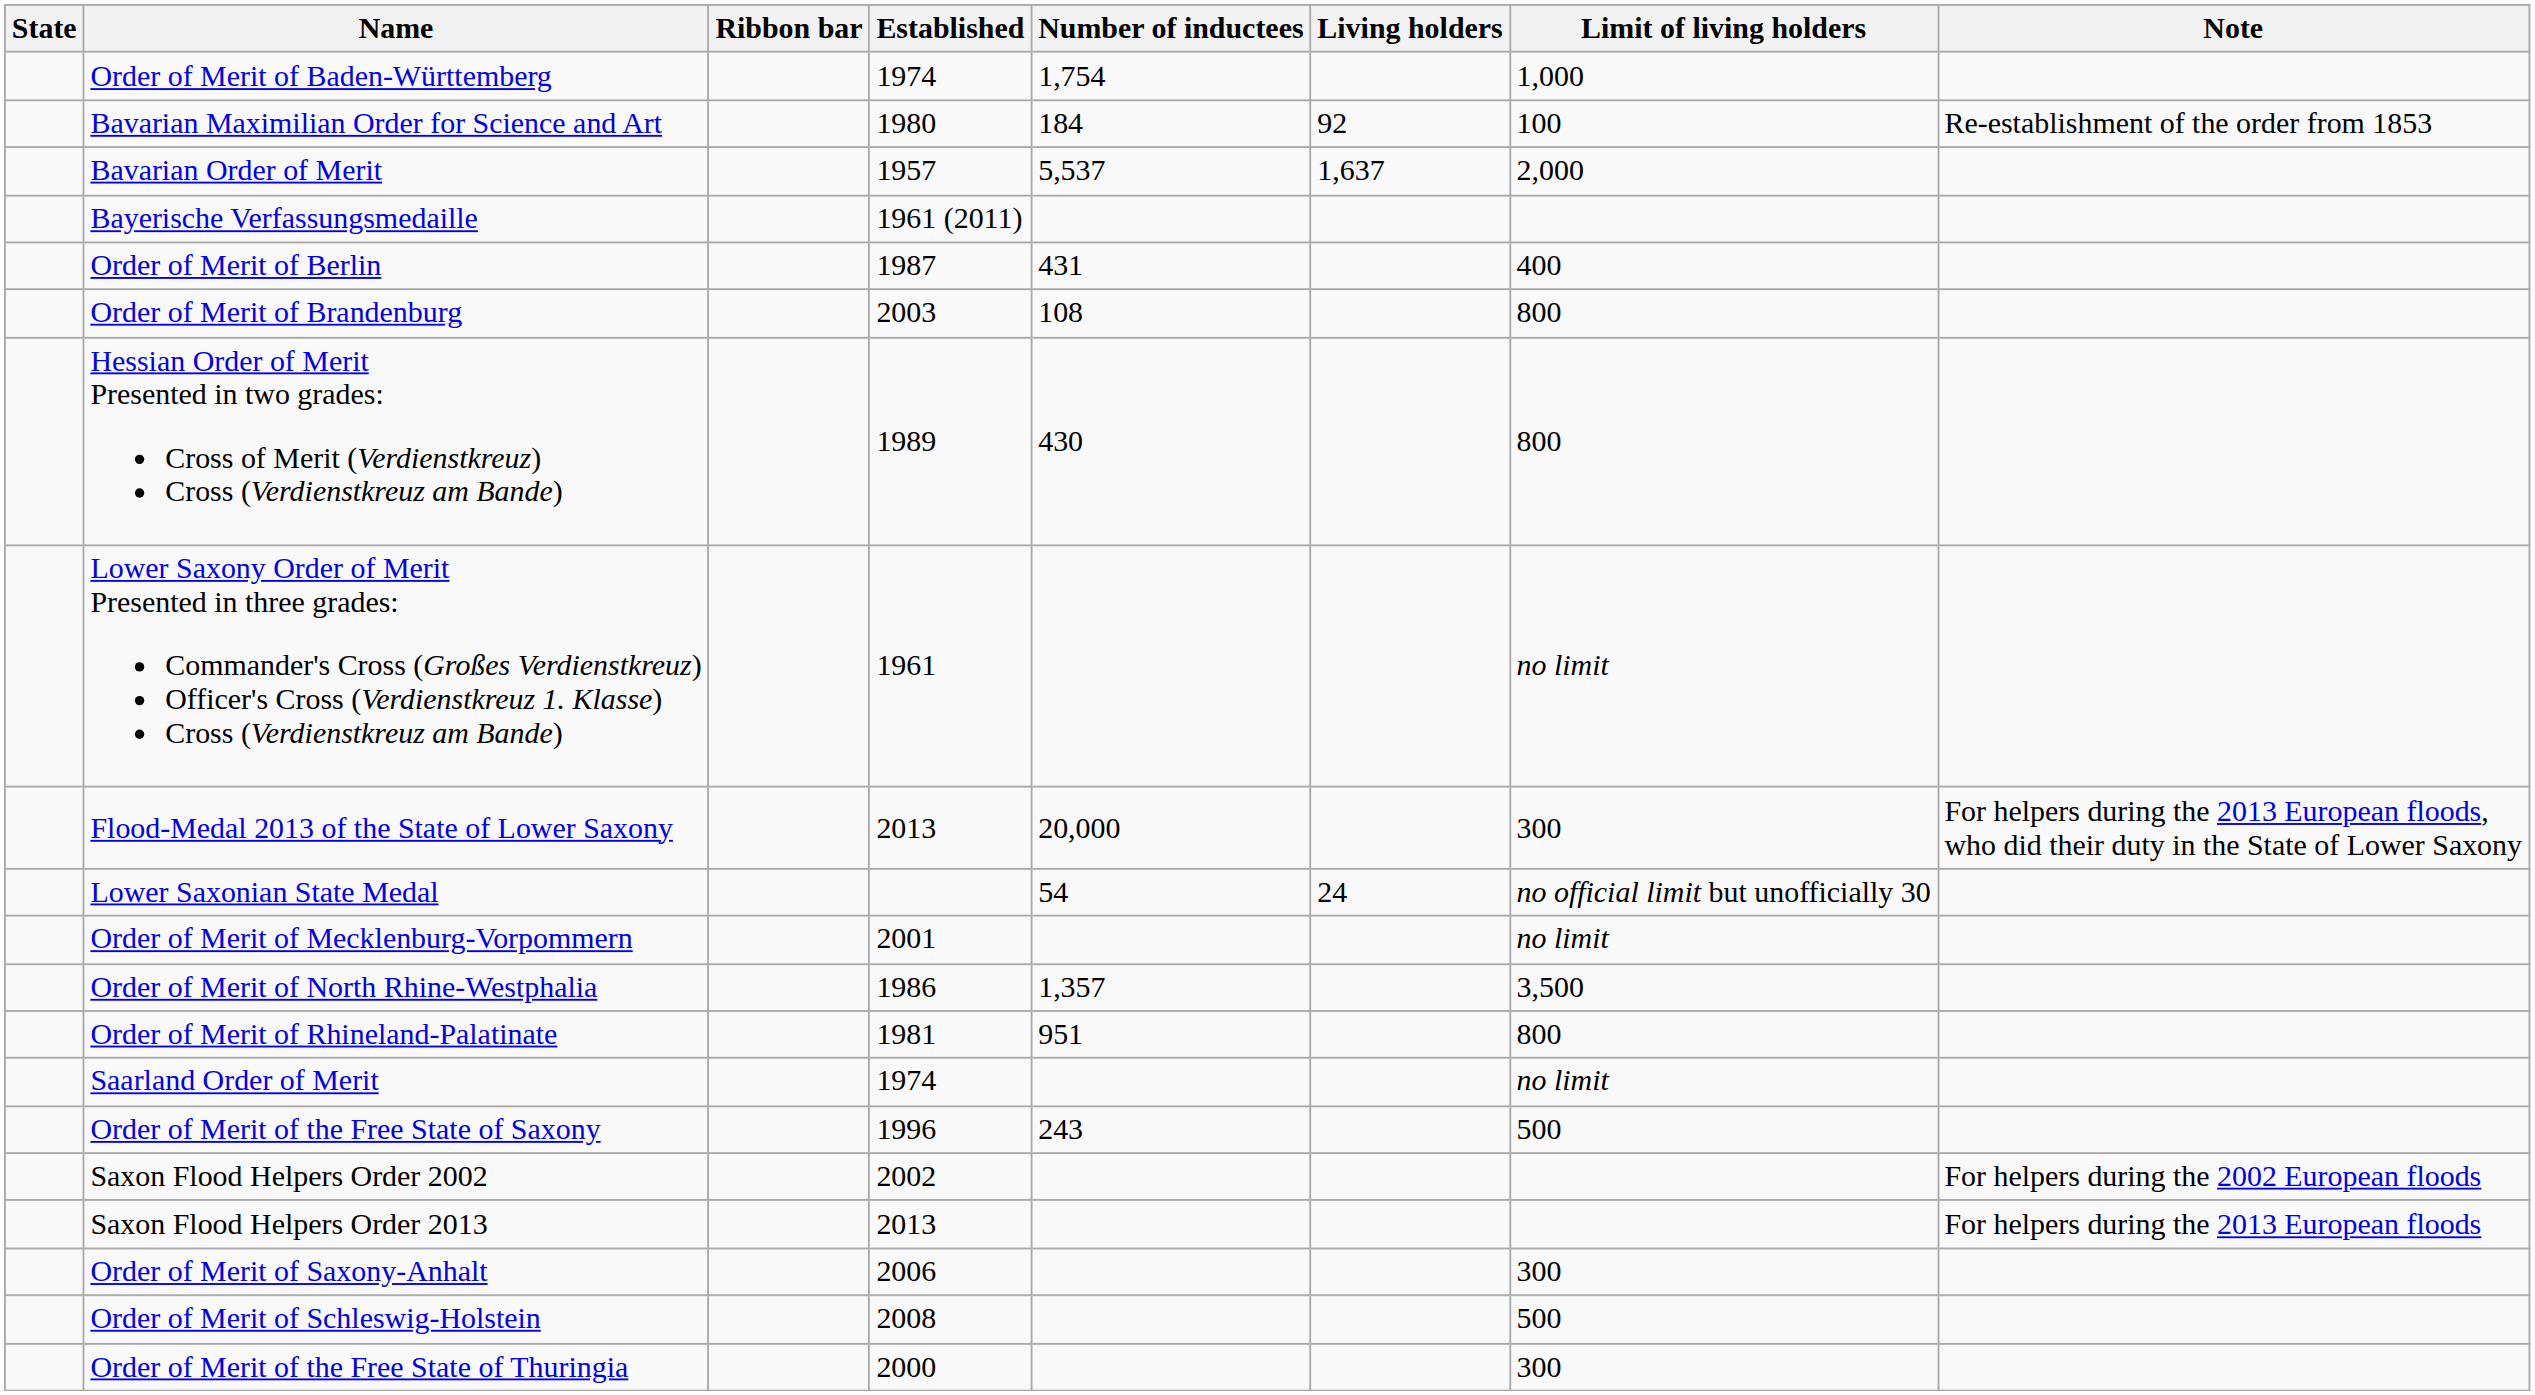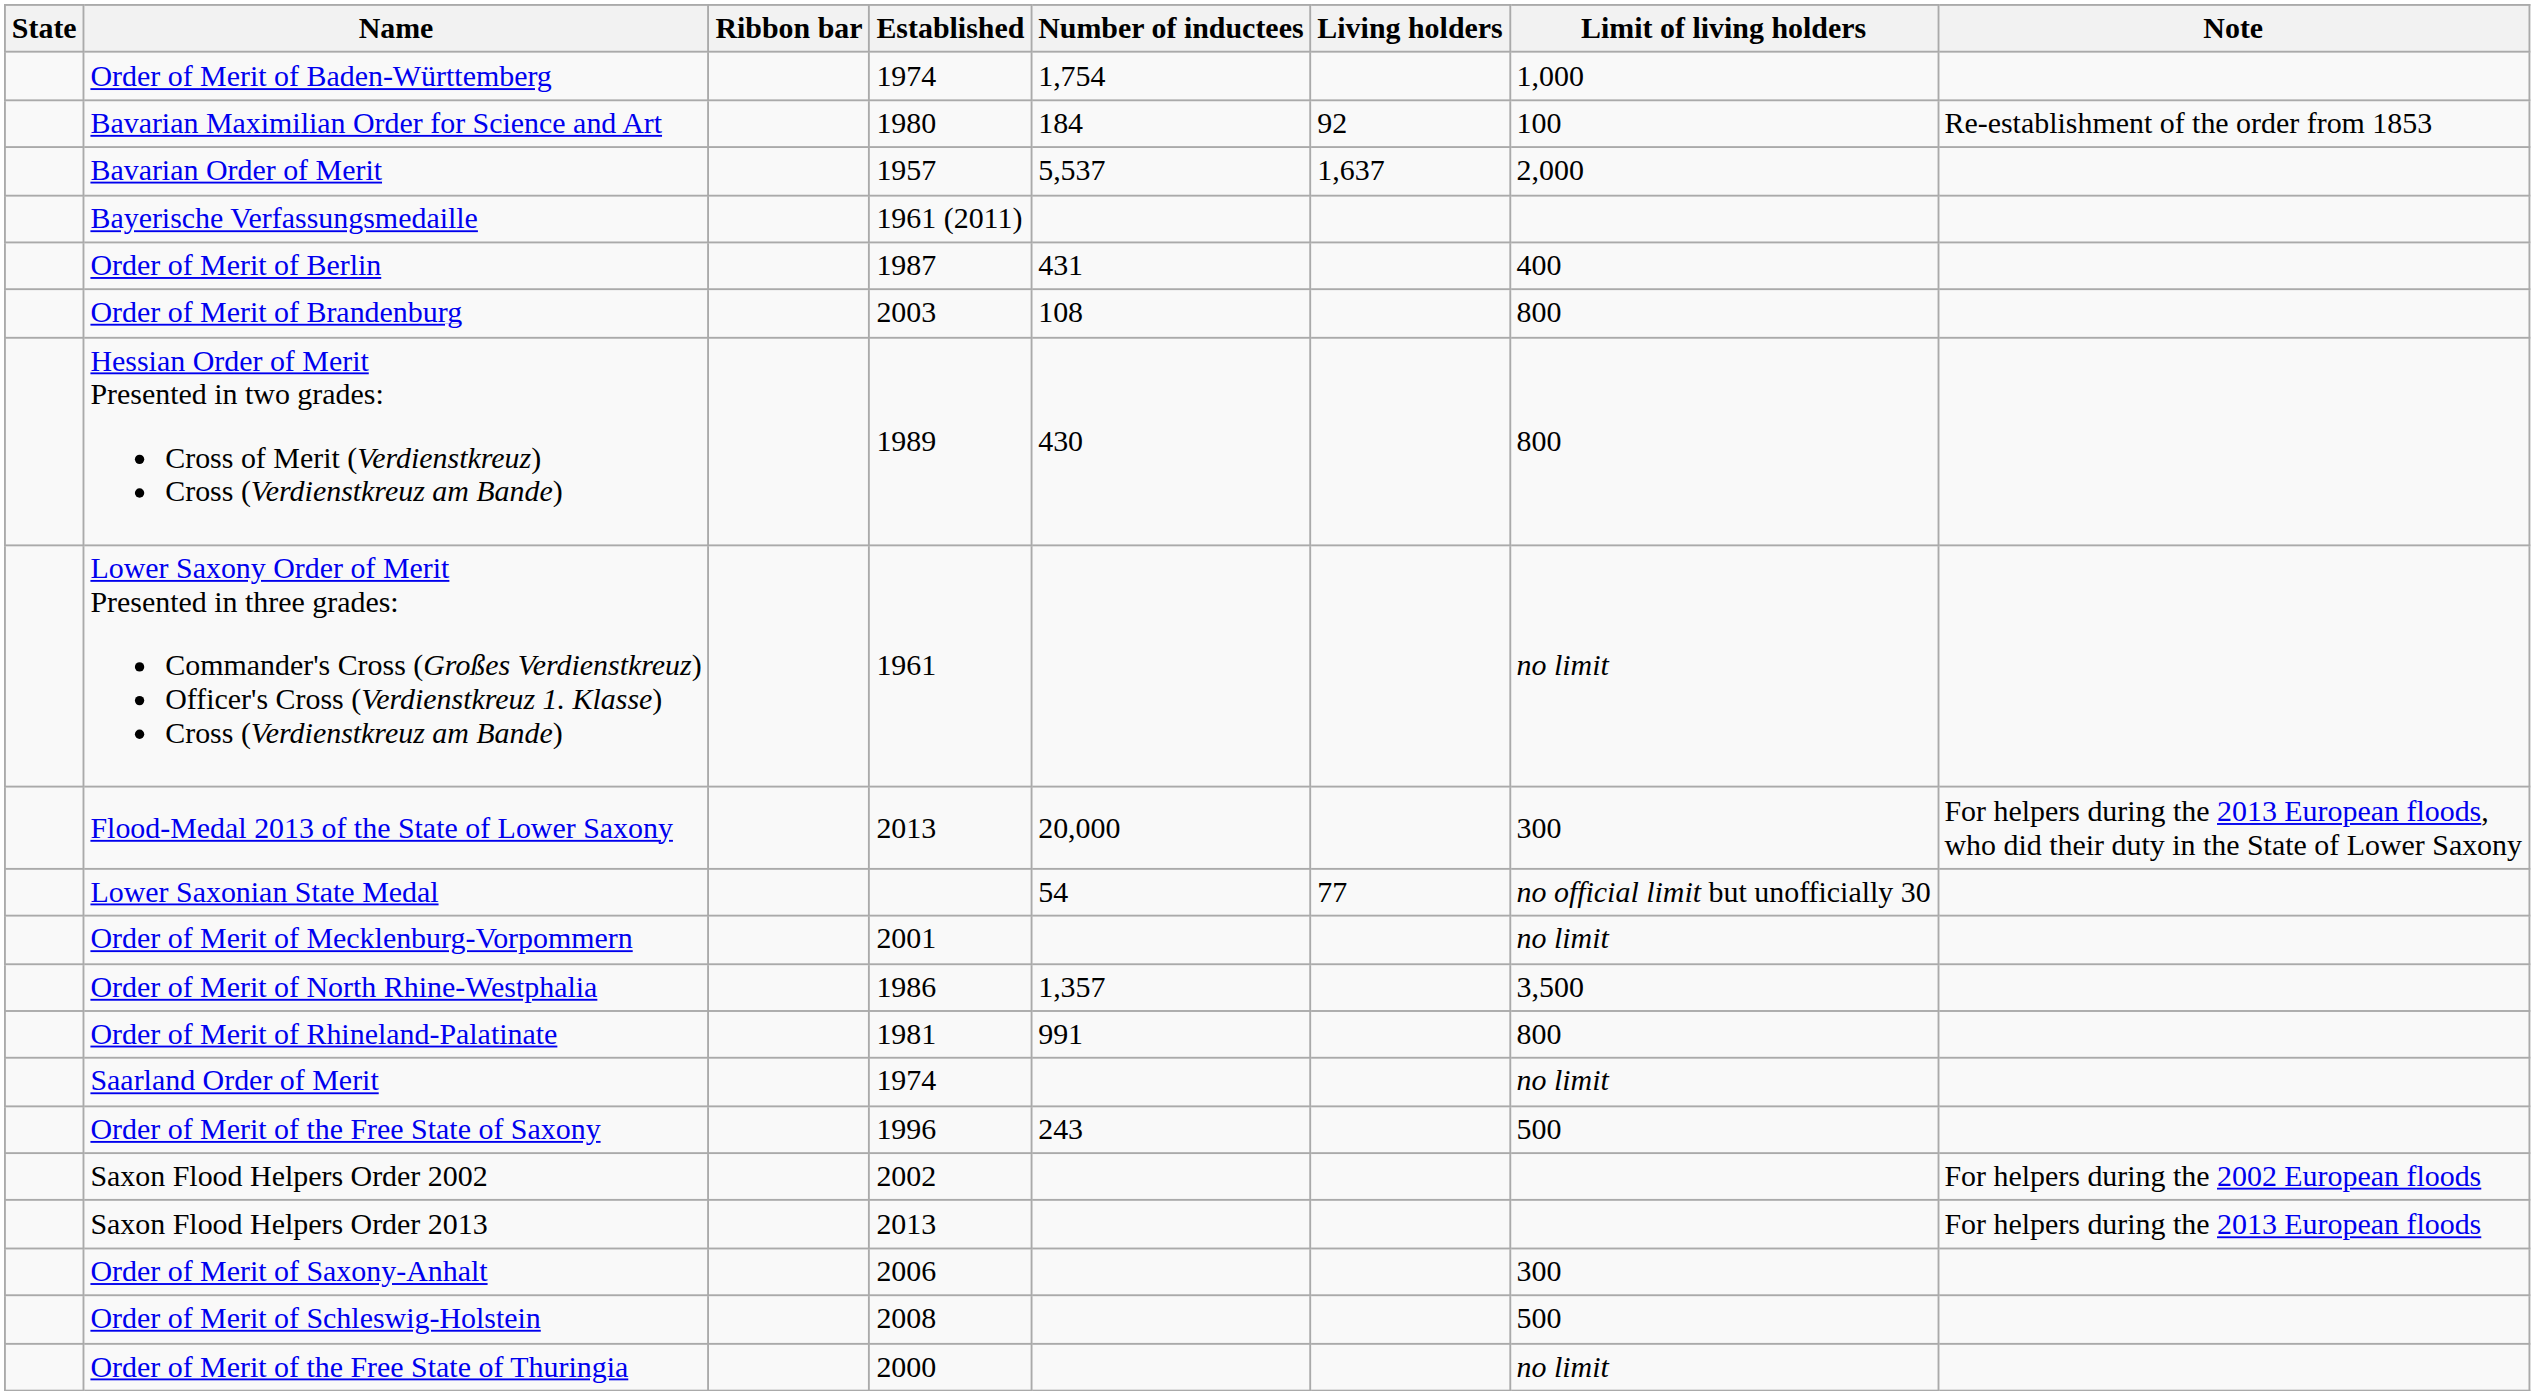(1332, 891) 24 -> (1332, 891) 77
(1061, 1034) 951 -> (1061, 1034) 991
(1539, 1366) 300 -> (1563, 1366) no limit
